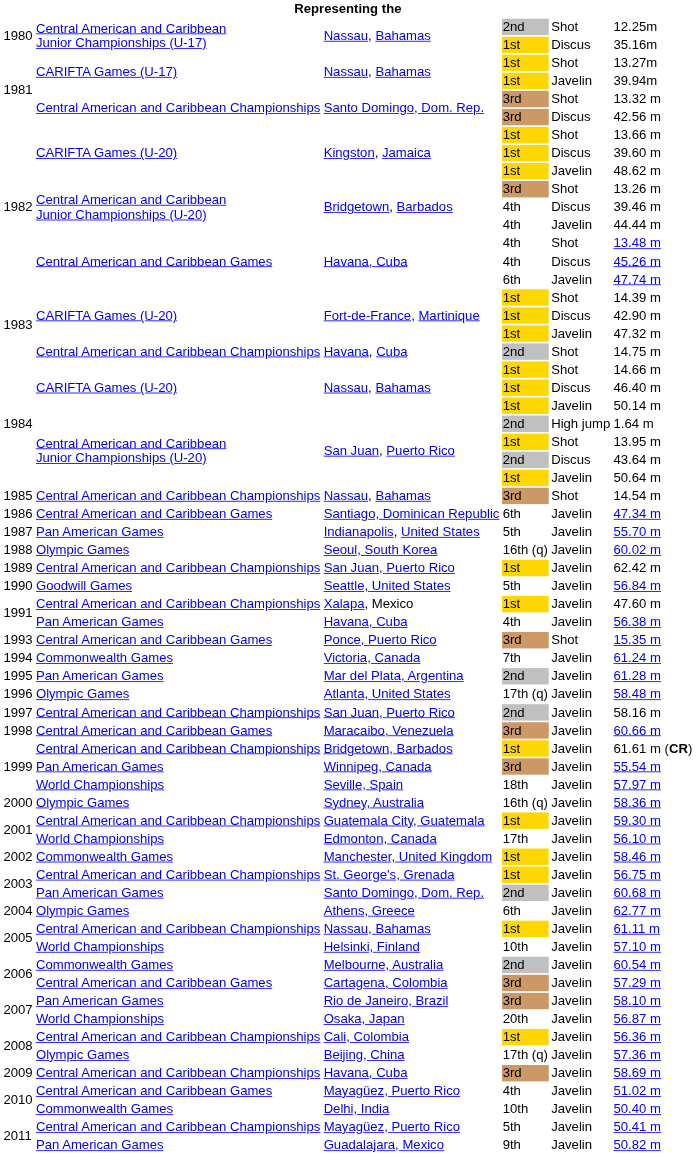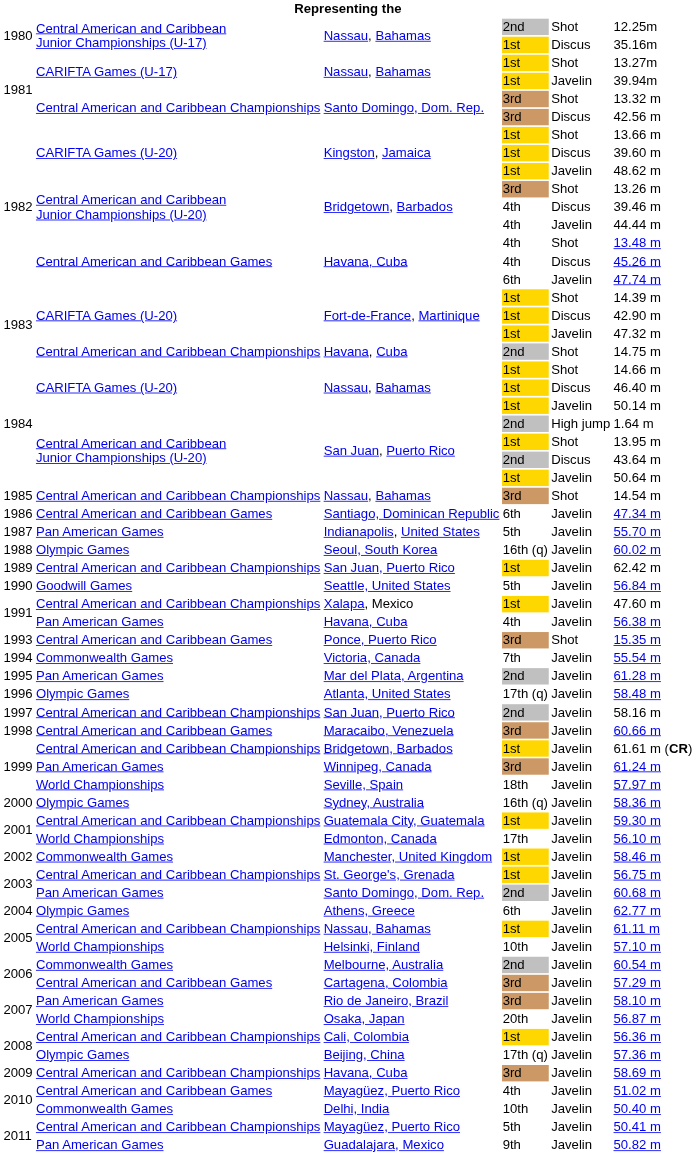(637, 658) 61.24 m -> (637, 658) 55.54 m
(637, 766) 55.54 m -> (637, 766) 61.24 m
